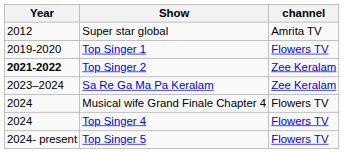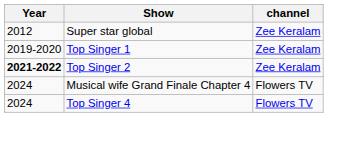(296, 31) Amrita TV -> (288, 31) Zee Keralam
(300, 49) Flowers TV -> (288, 49) Zee Keralam
- row: (148, 85)
- row: (114, 139)
